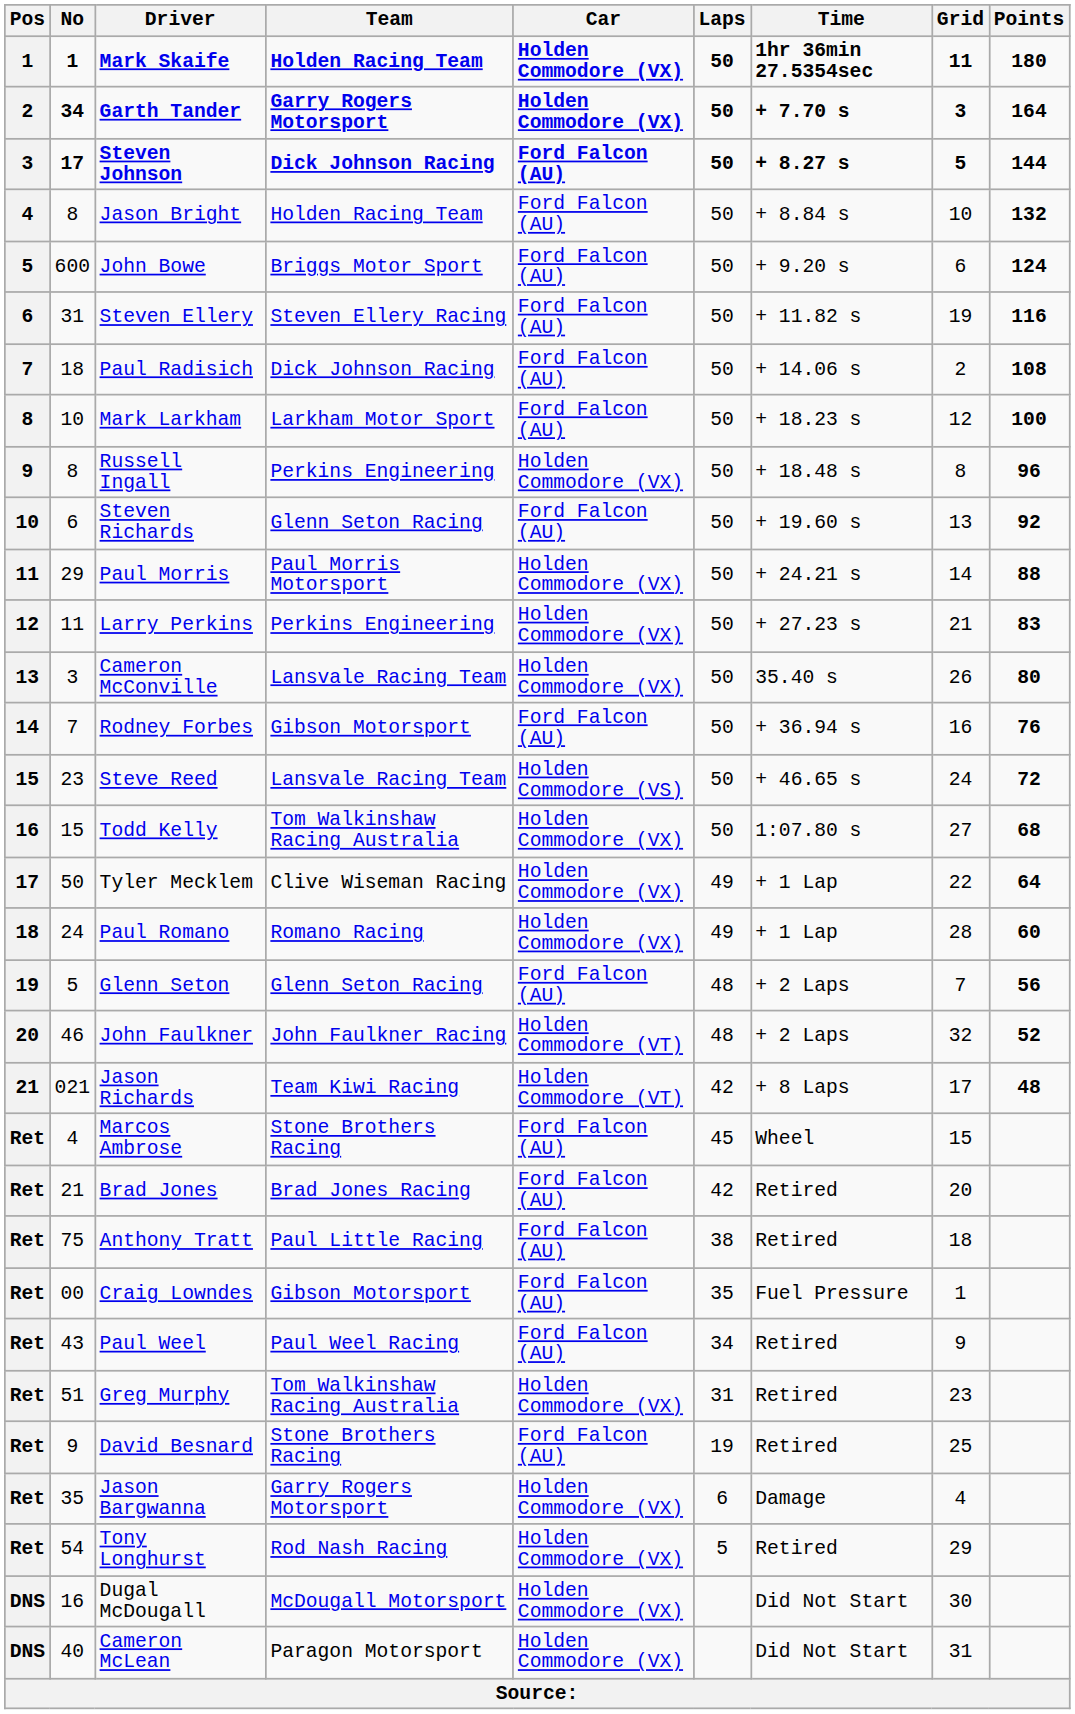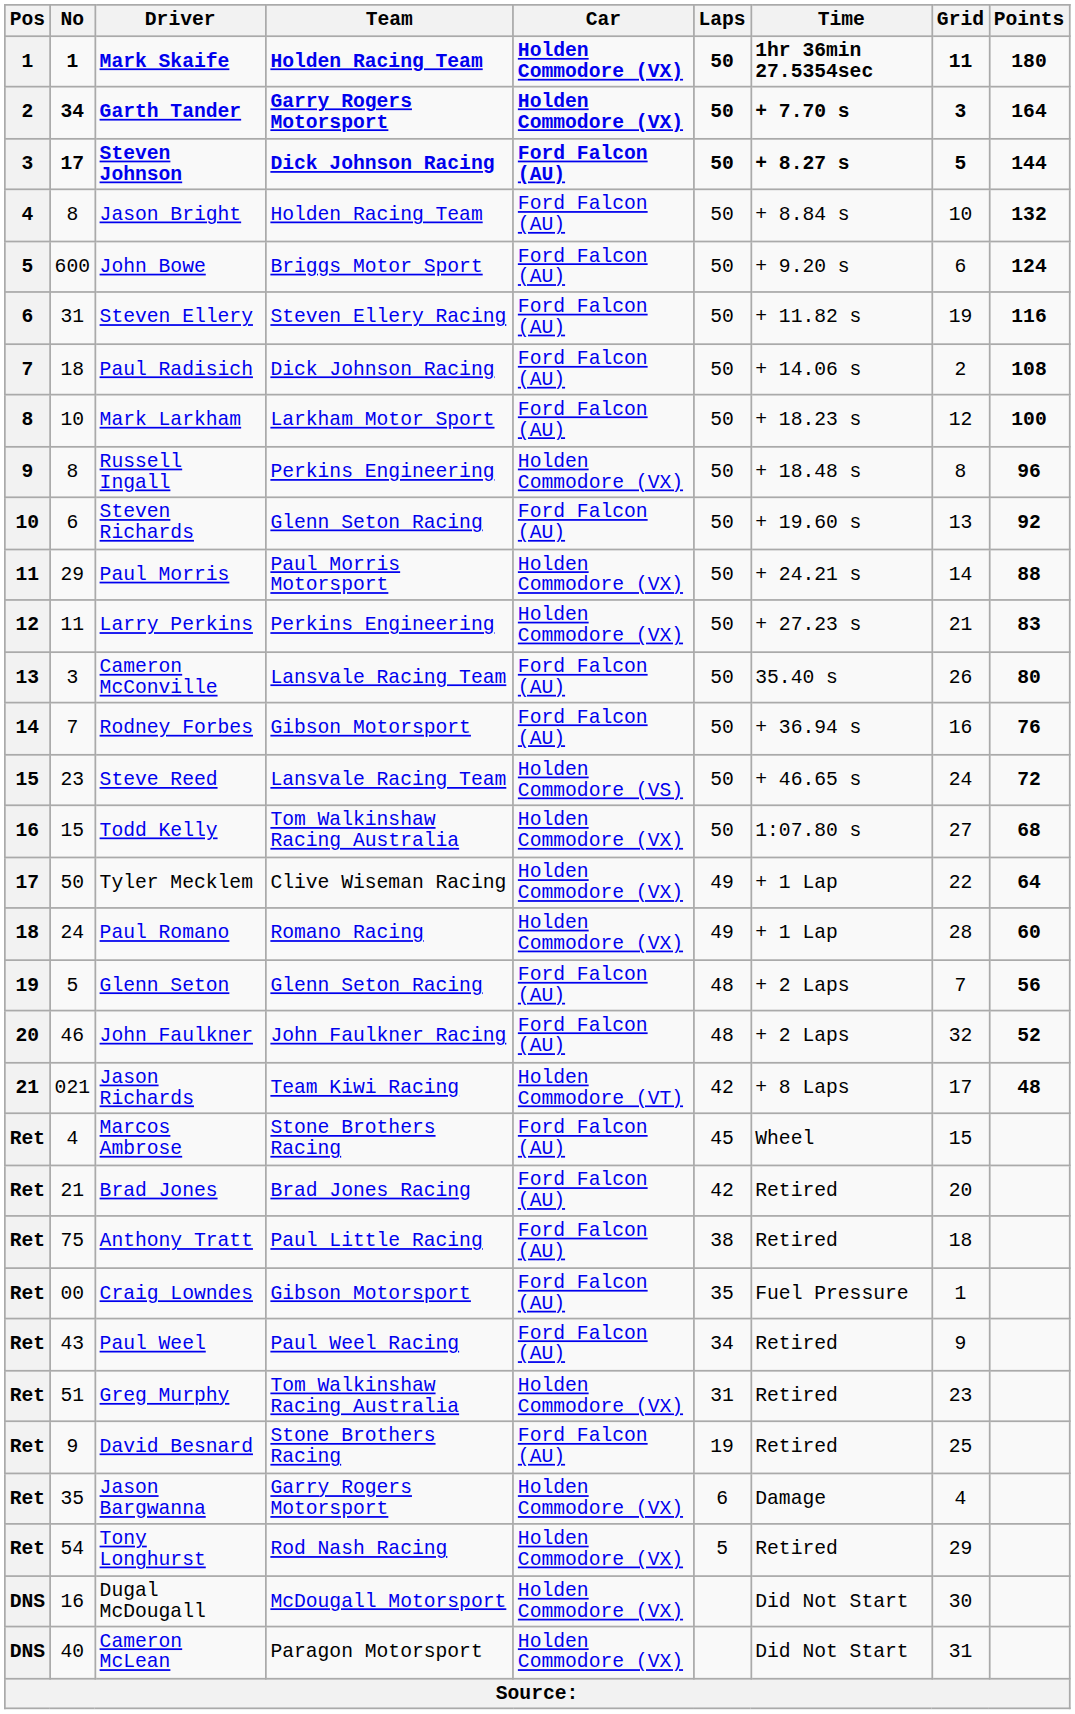(600, 677) Holden Commodore (VX) -> (583, 677) Ford Falcon (AU)
(600, 1037) Holden Commodore (VT) -> (583, 1037) Ford Falcon (AU)
